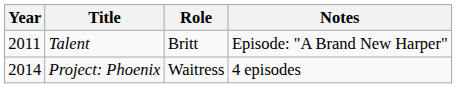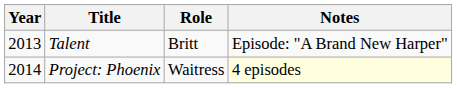(24, 43) 2011 -> (25, 43) 2013
(266, 69) no background -> (266, 69) lightyellow background
